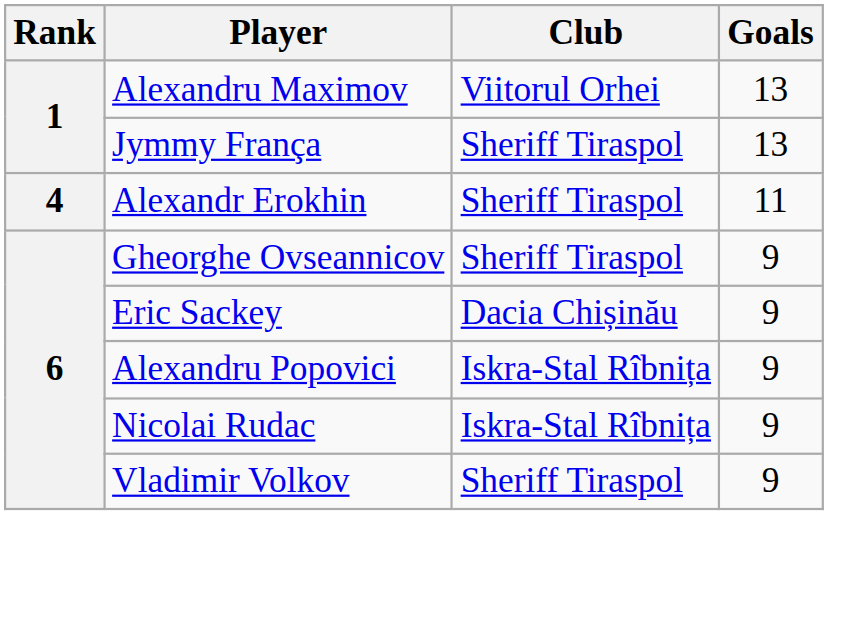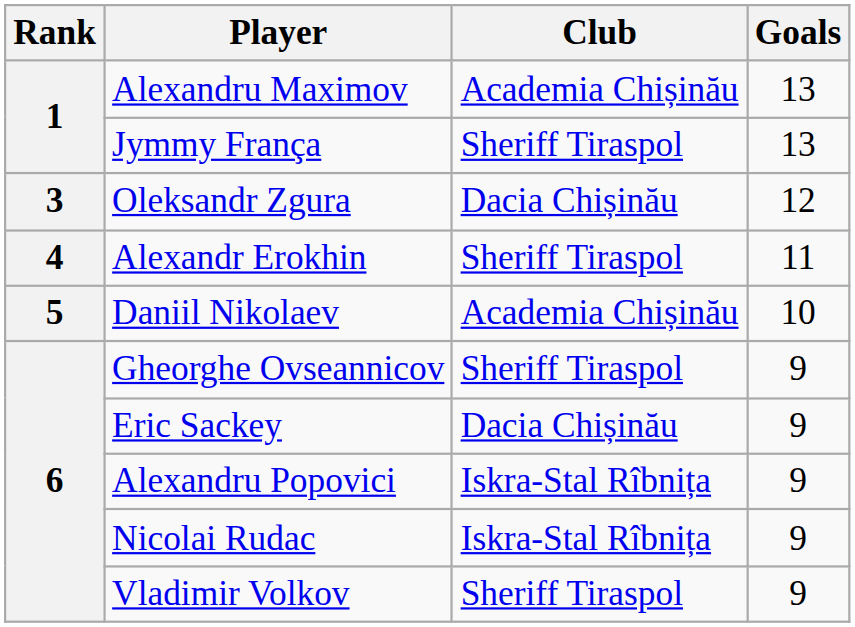(560, 88) Viitorul Orhei -> (600, 88) Academia Chișinău
+ row: (231, 200)
+ row: (226, 312)
